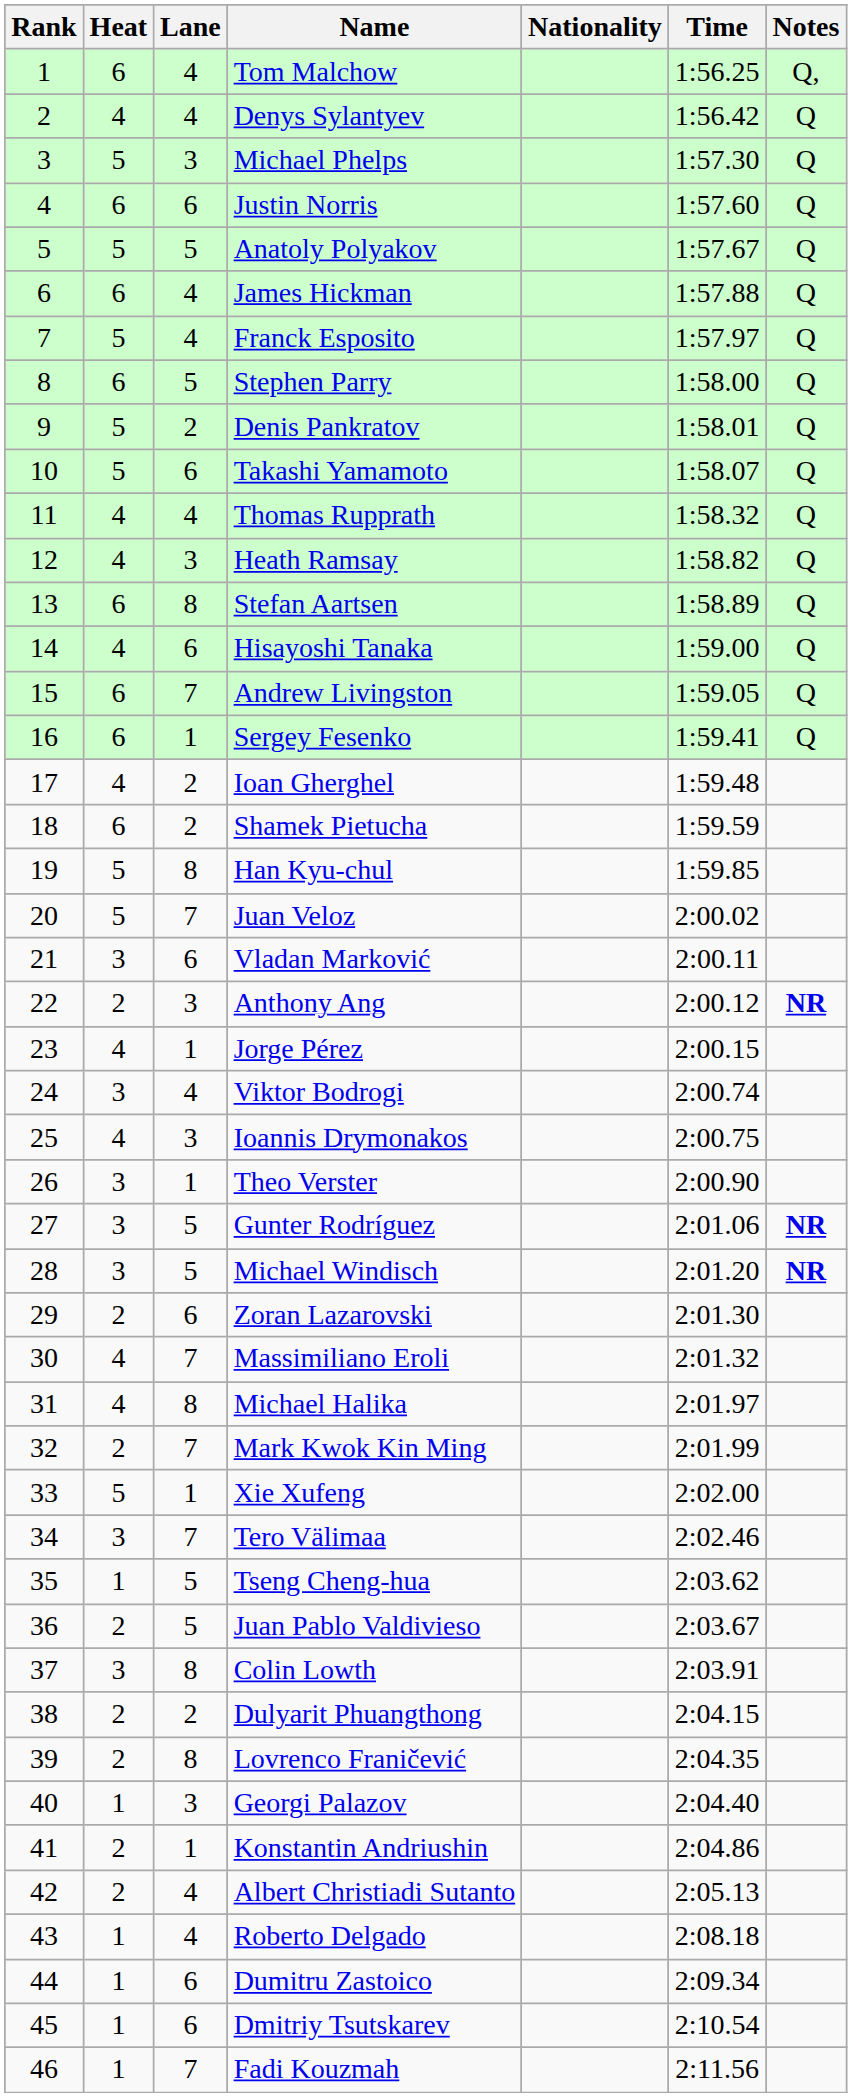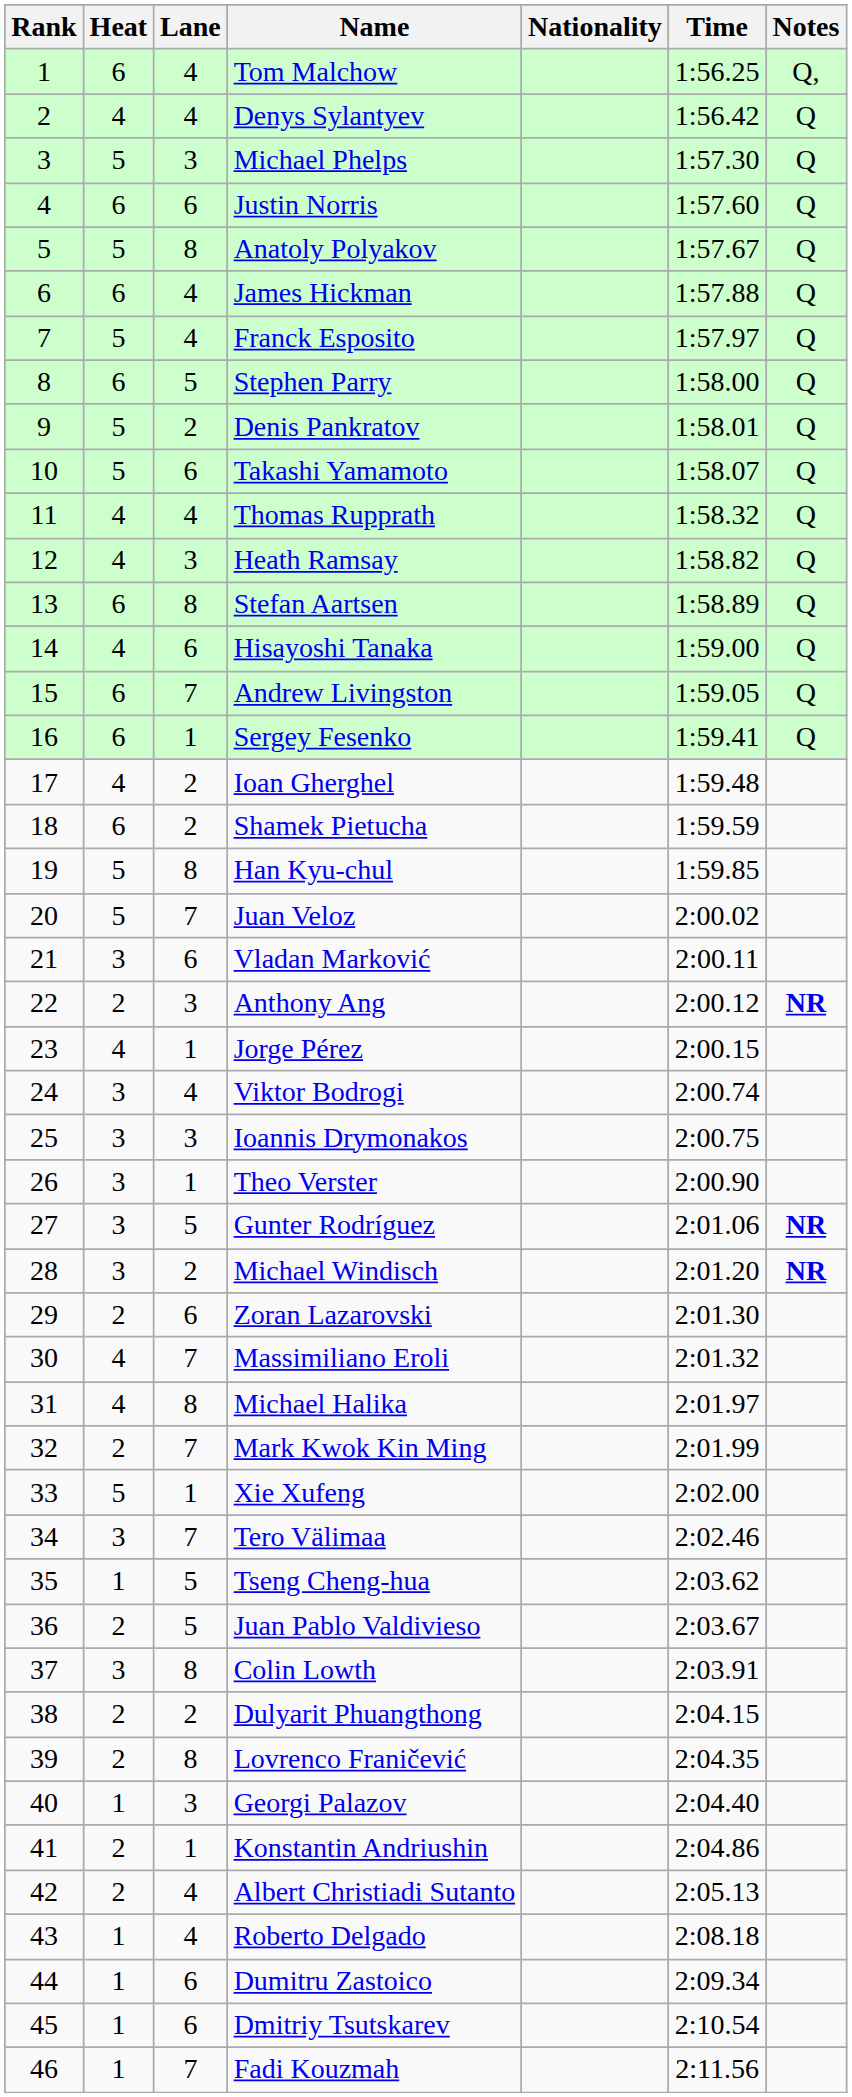(190, 248) 5 -> (190, 248) 8
(118, 1136) 4 -> (118, 1136) 3
(190, 1270) 5 -> (190, 1270) 2
